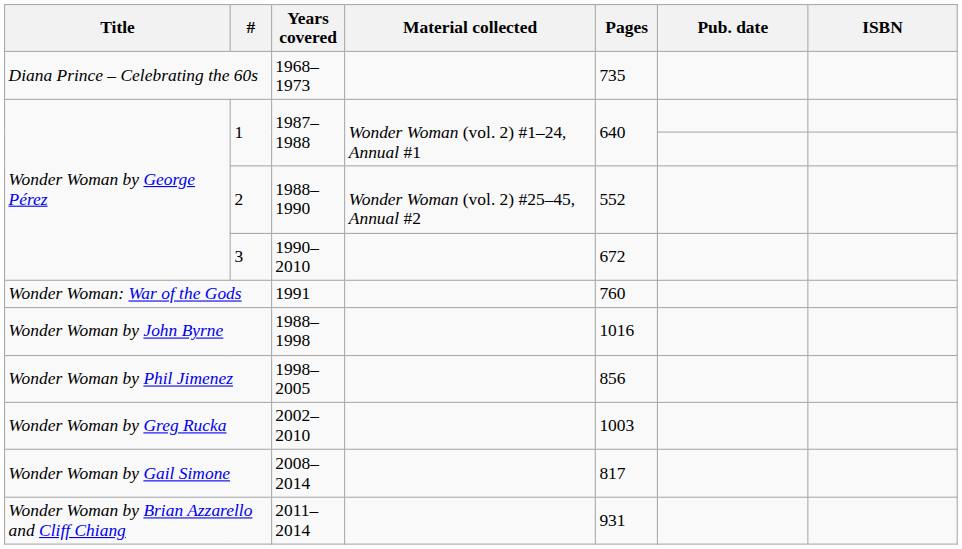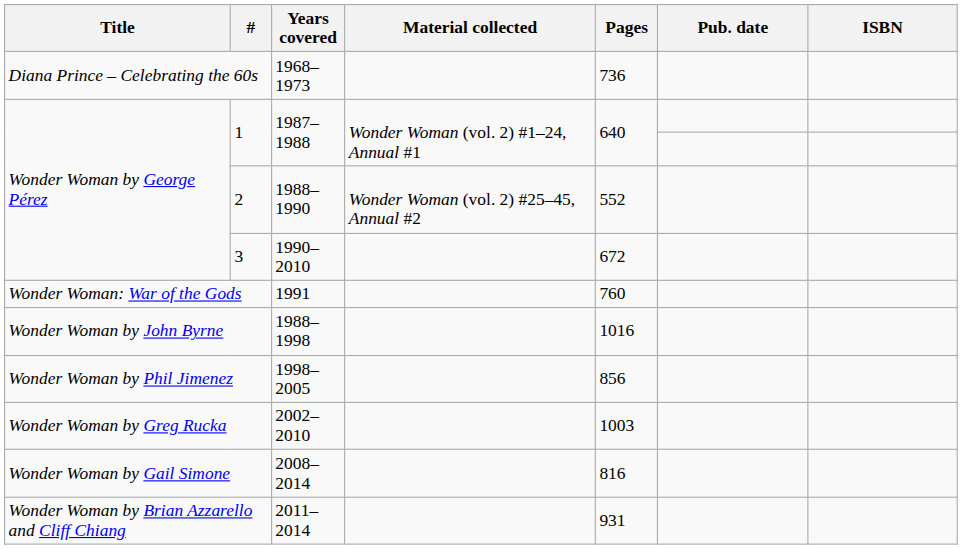(612, 75) 735 -> (612, 75) 736
(612, 473) 817 -> (612, 473) 816
